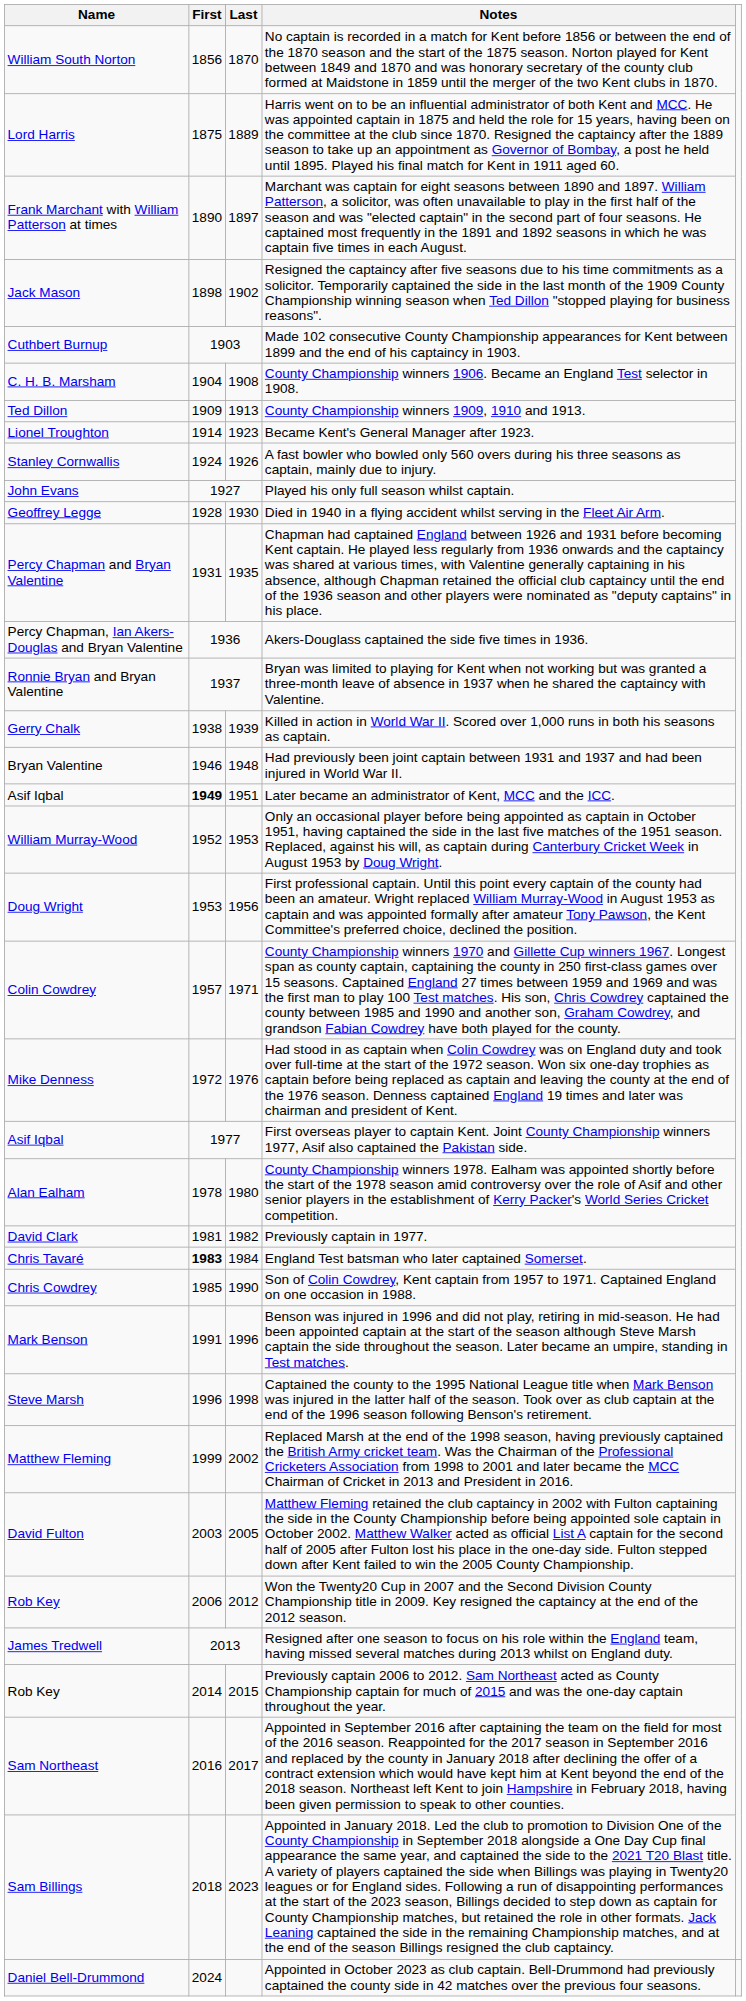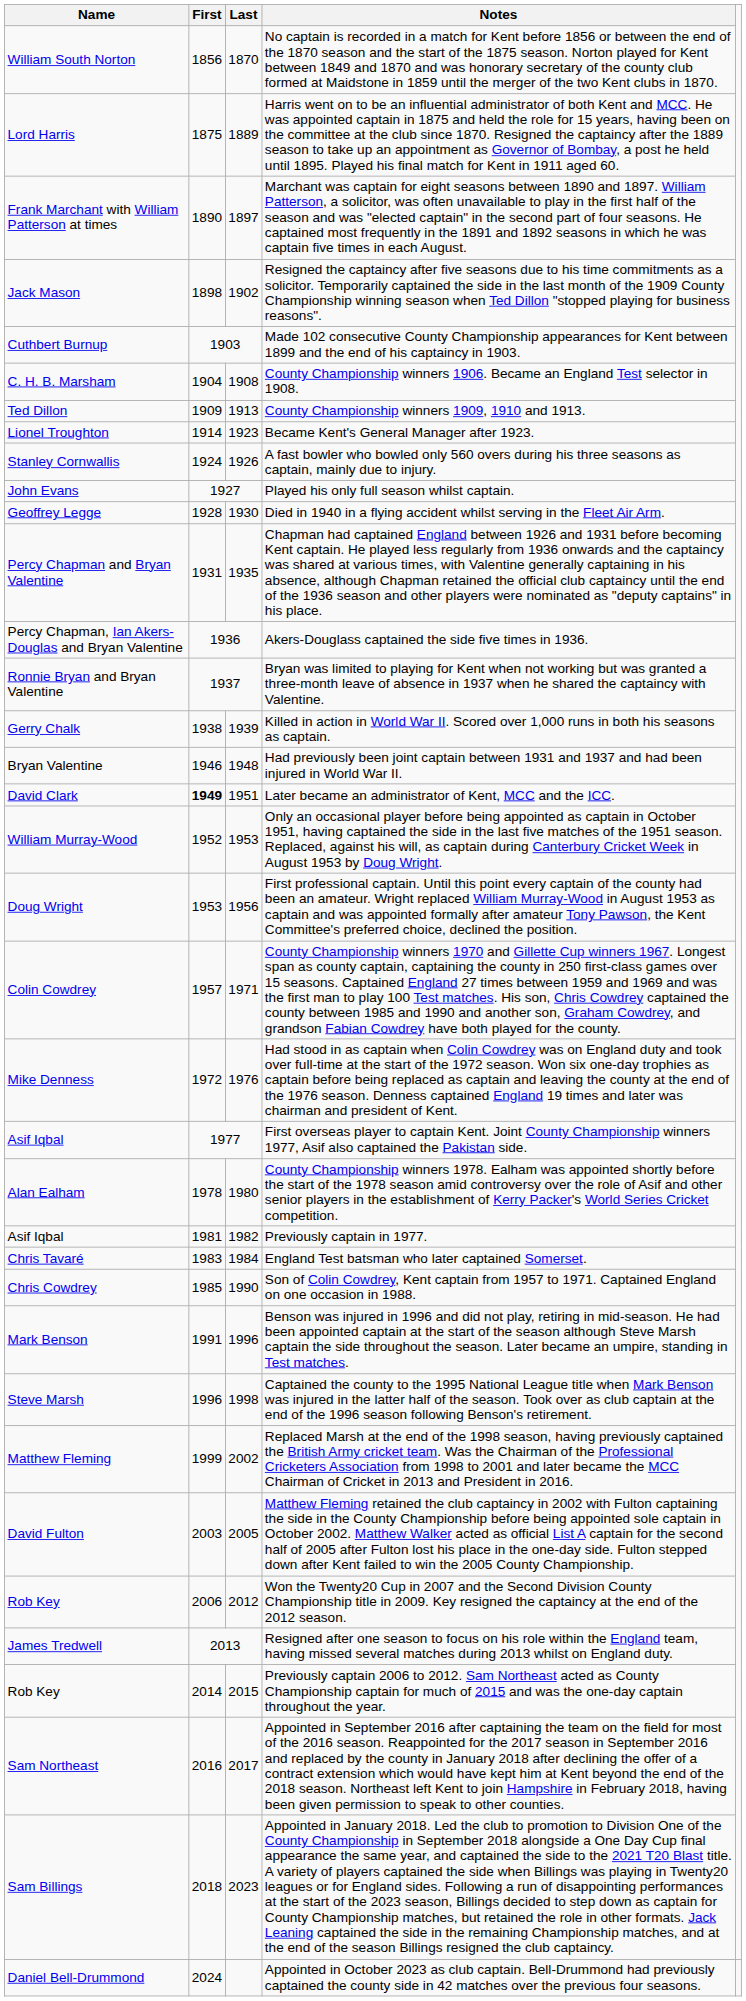(36, 795) Asif Iqbal -> (43, 795) David Clark
(43, 1236) David Clark -> (36, 1236) Asif Iqbal
(207, 1258) bold -> (207, 1258) normal
